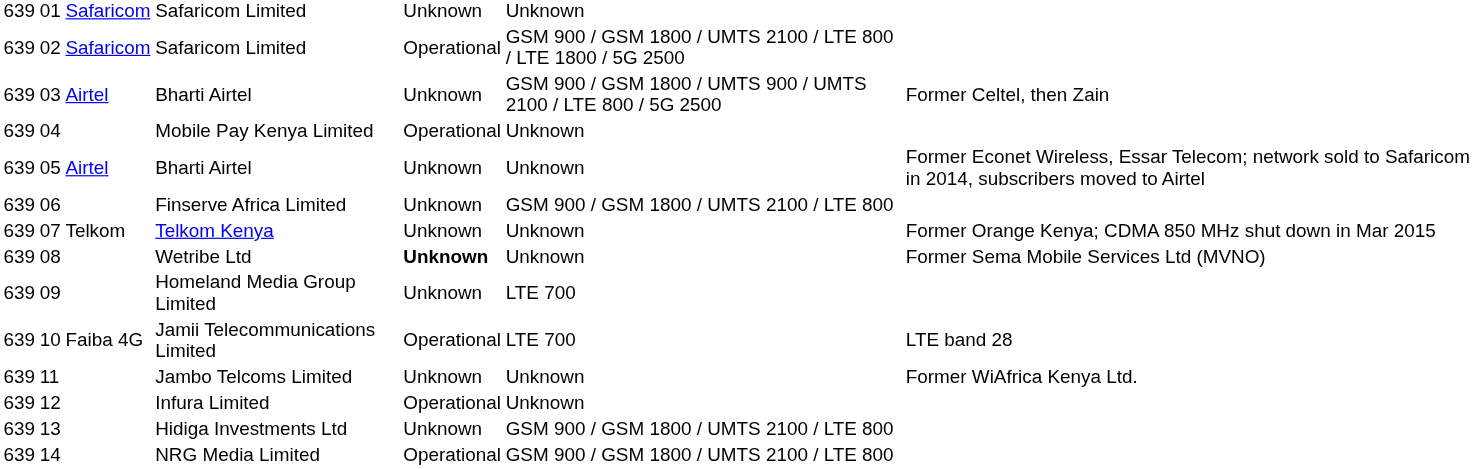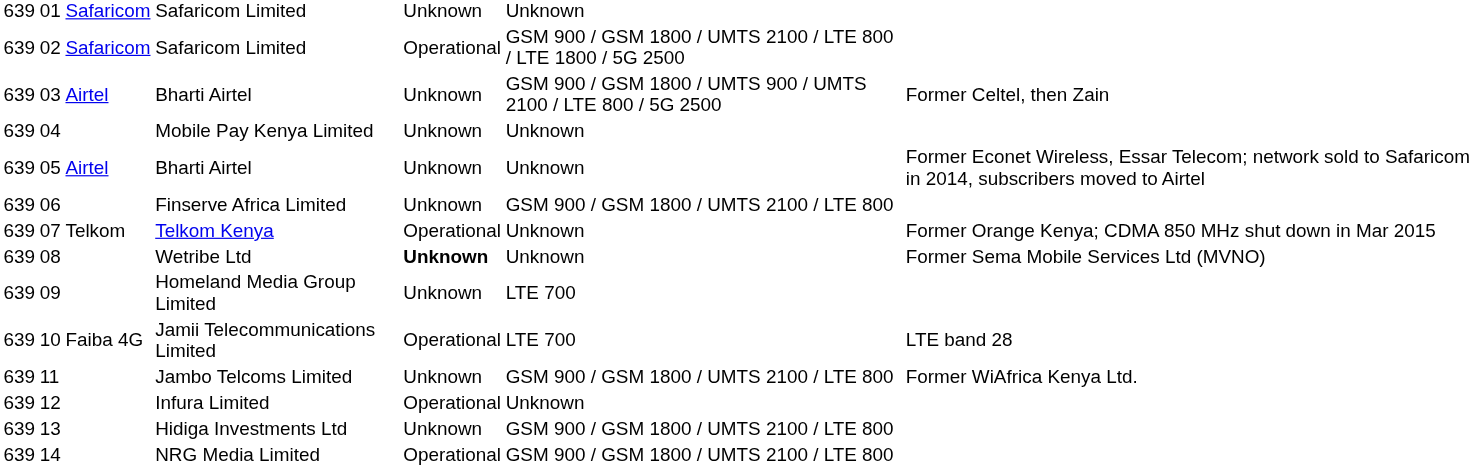(452, 131) Operational -> (443, 131) Unknown
(443, 230) Unknown -> (452, 230) Operational
(545, 376) Unknown -> (700, 376) GSM 900 / GSM 1800 / UMTS 2100 / LTE 800
